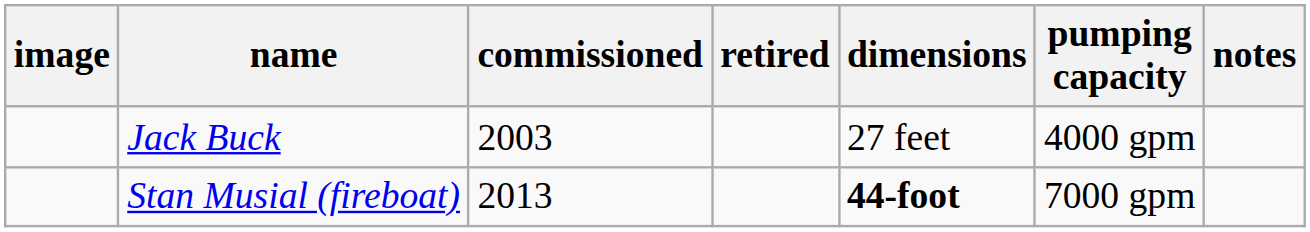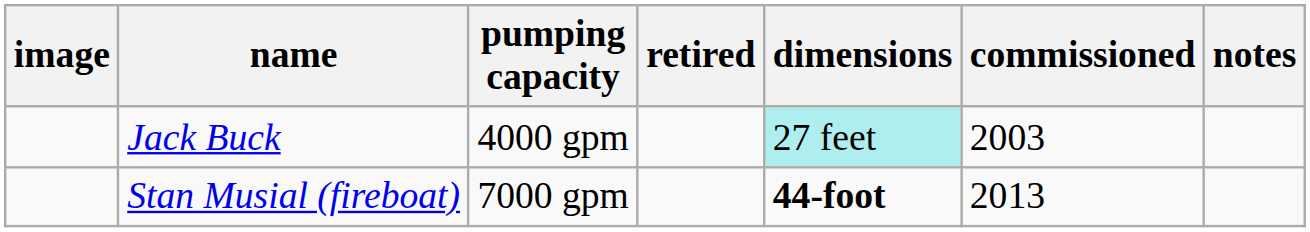columns swapped: (590, 55) <-> (1120, 55)
(899, 136) no background -> (824, 136) paleturquoise background
